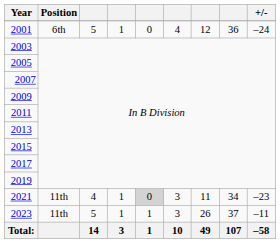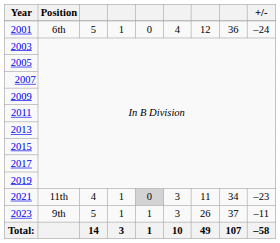(59, 213) 11th -> (59, 213) 9th
